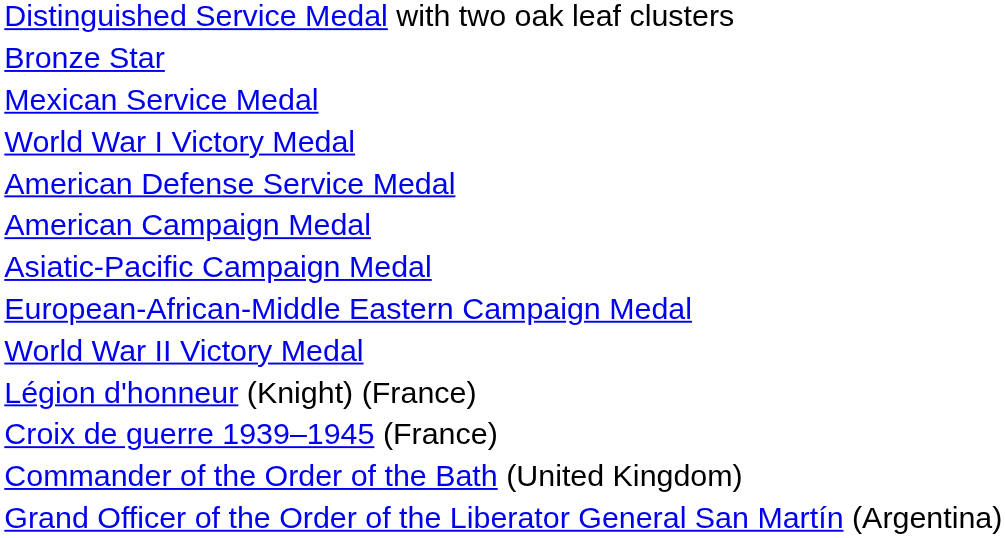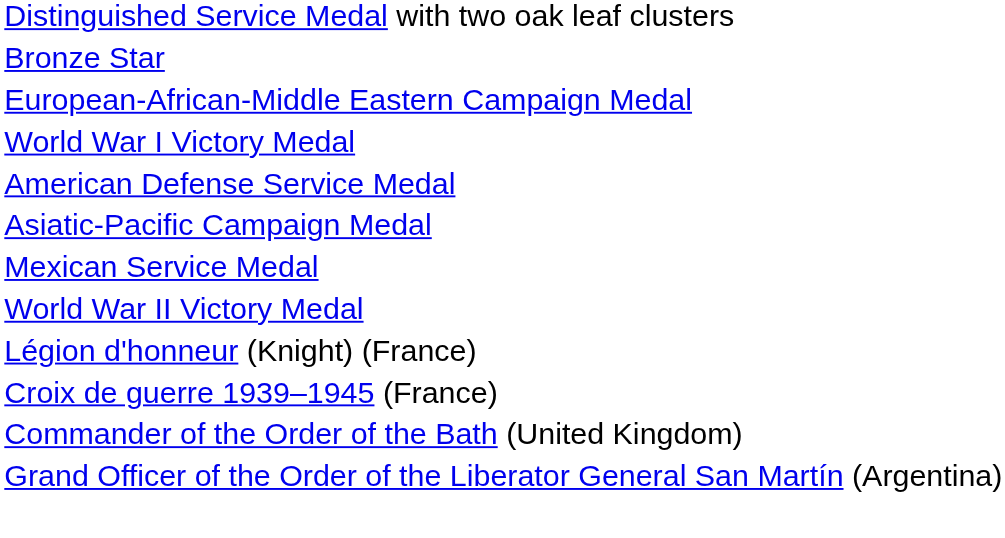rows swapped: (161, 99) <-> (348, 308)
- row: (188, 225)
